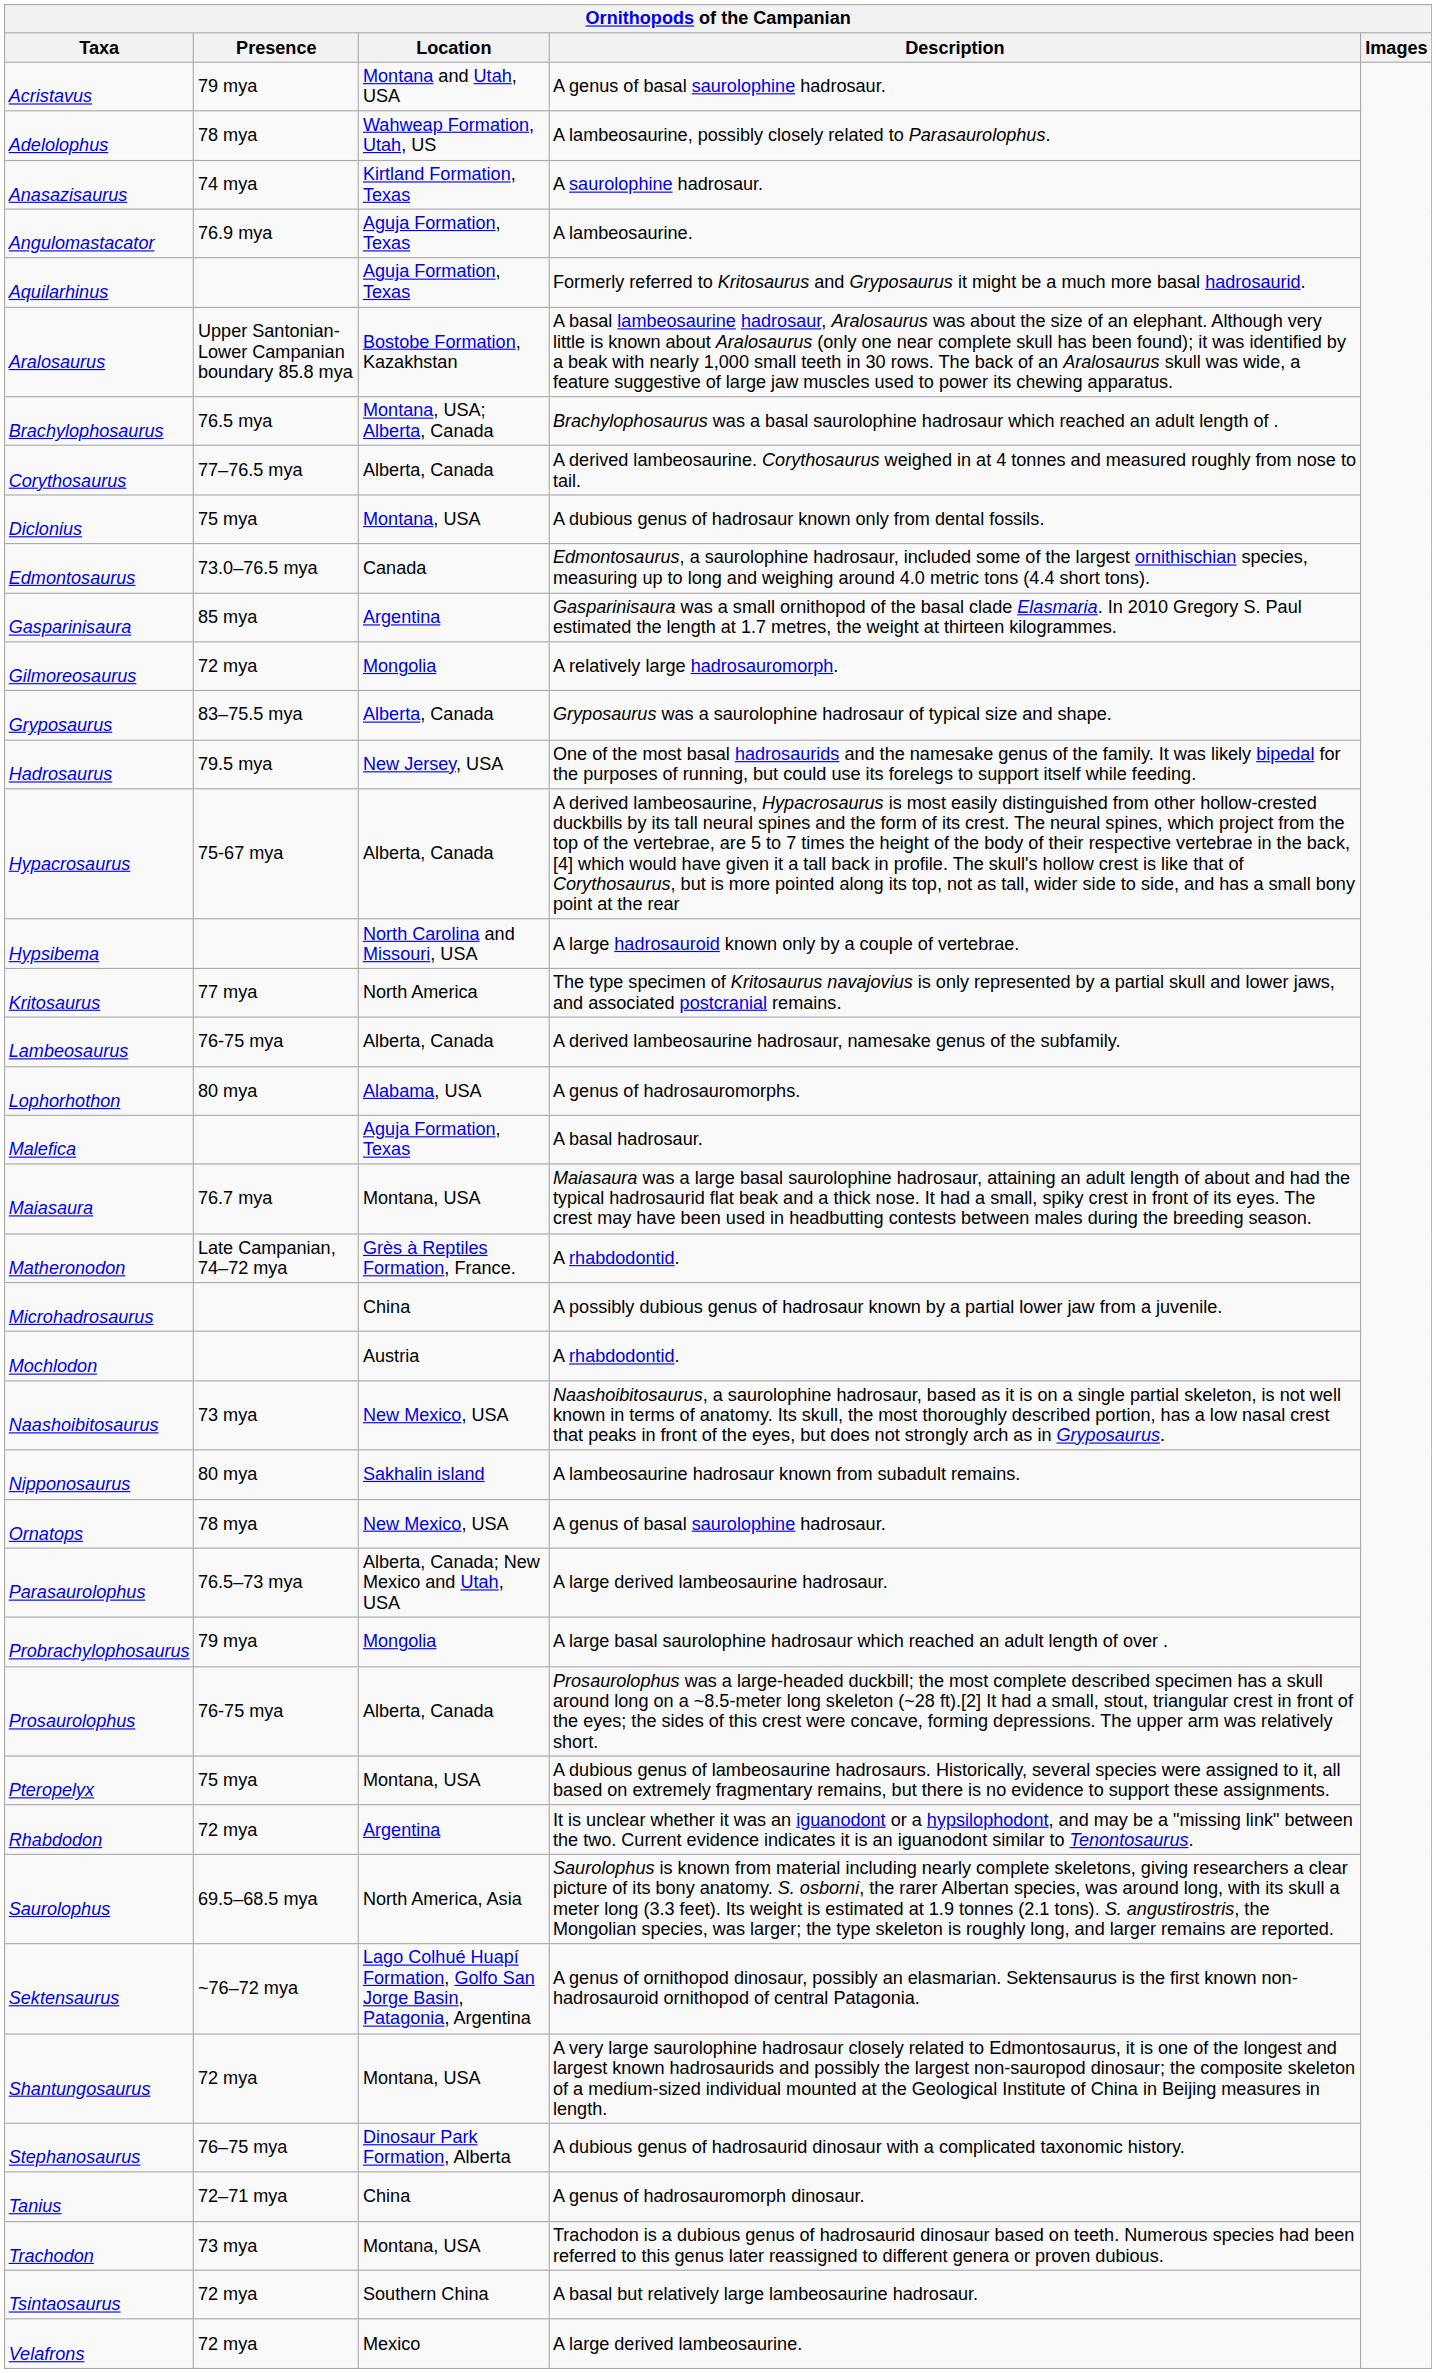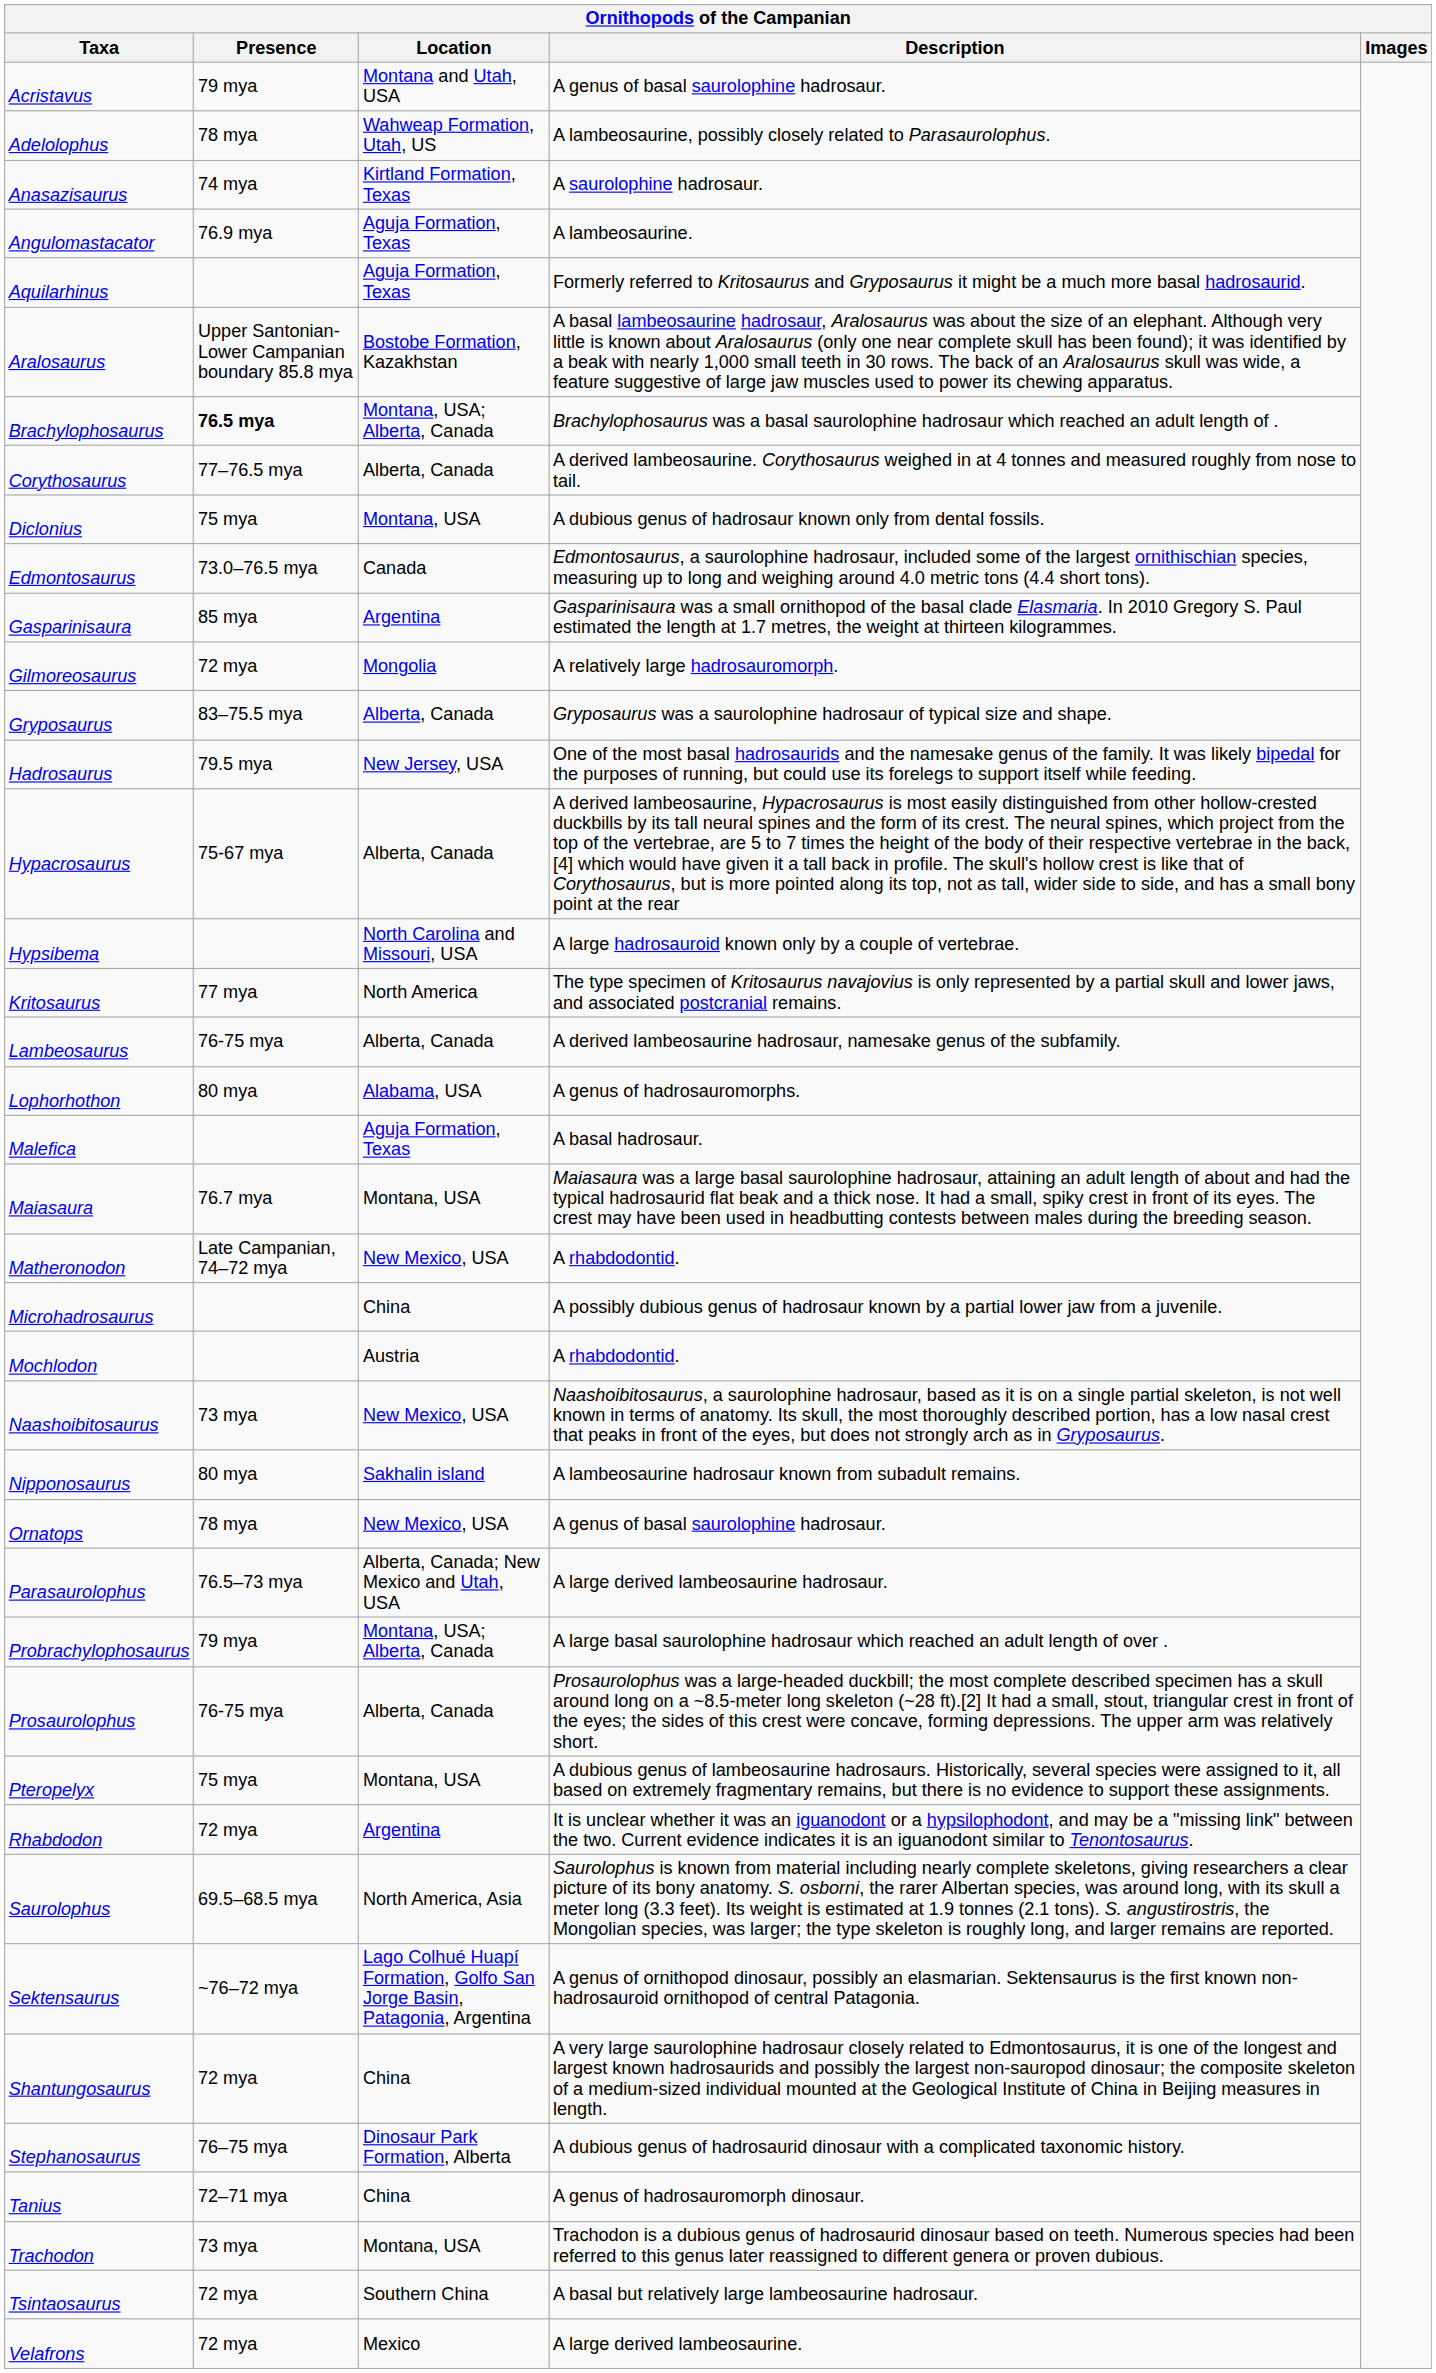(235, 421) normal -> (236, 421) bold
(439, 1258) Grès à Reptiles Formation, France. -> (436, 1258) New Mexico, USA
(400, 1641) Mongolia -> (428, 1641) Montana, USA; Alberta, Canada
(422, 2078) Montana, USA -> (387, 2078) China
